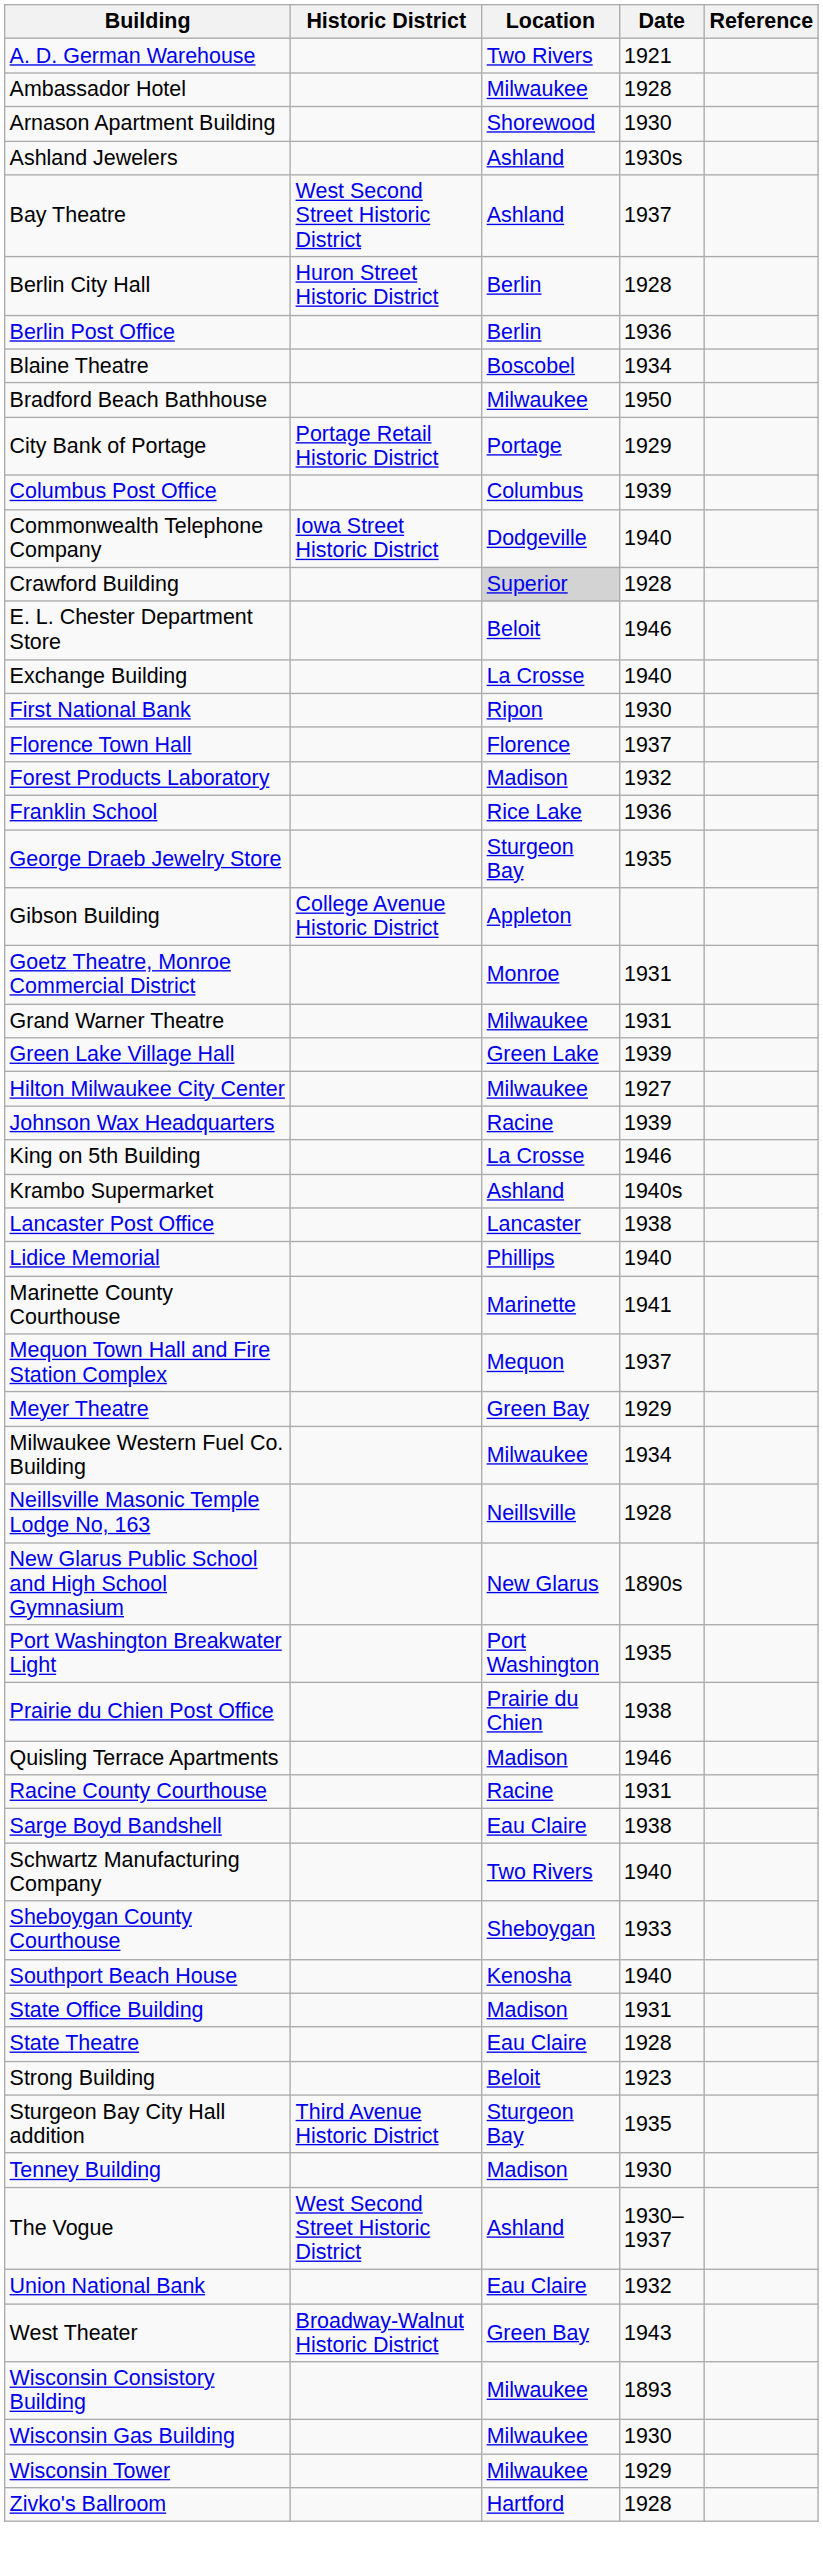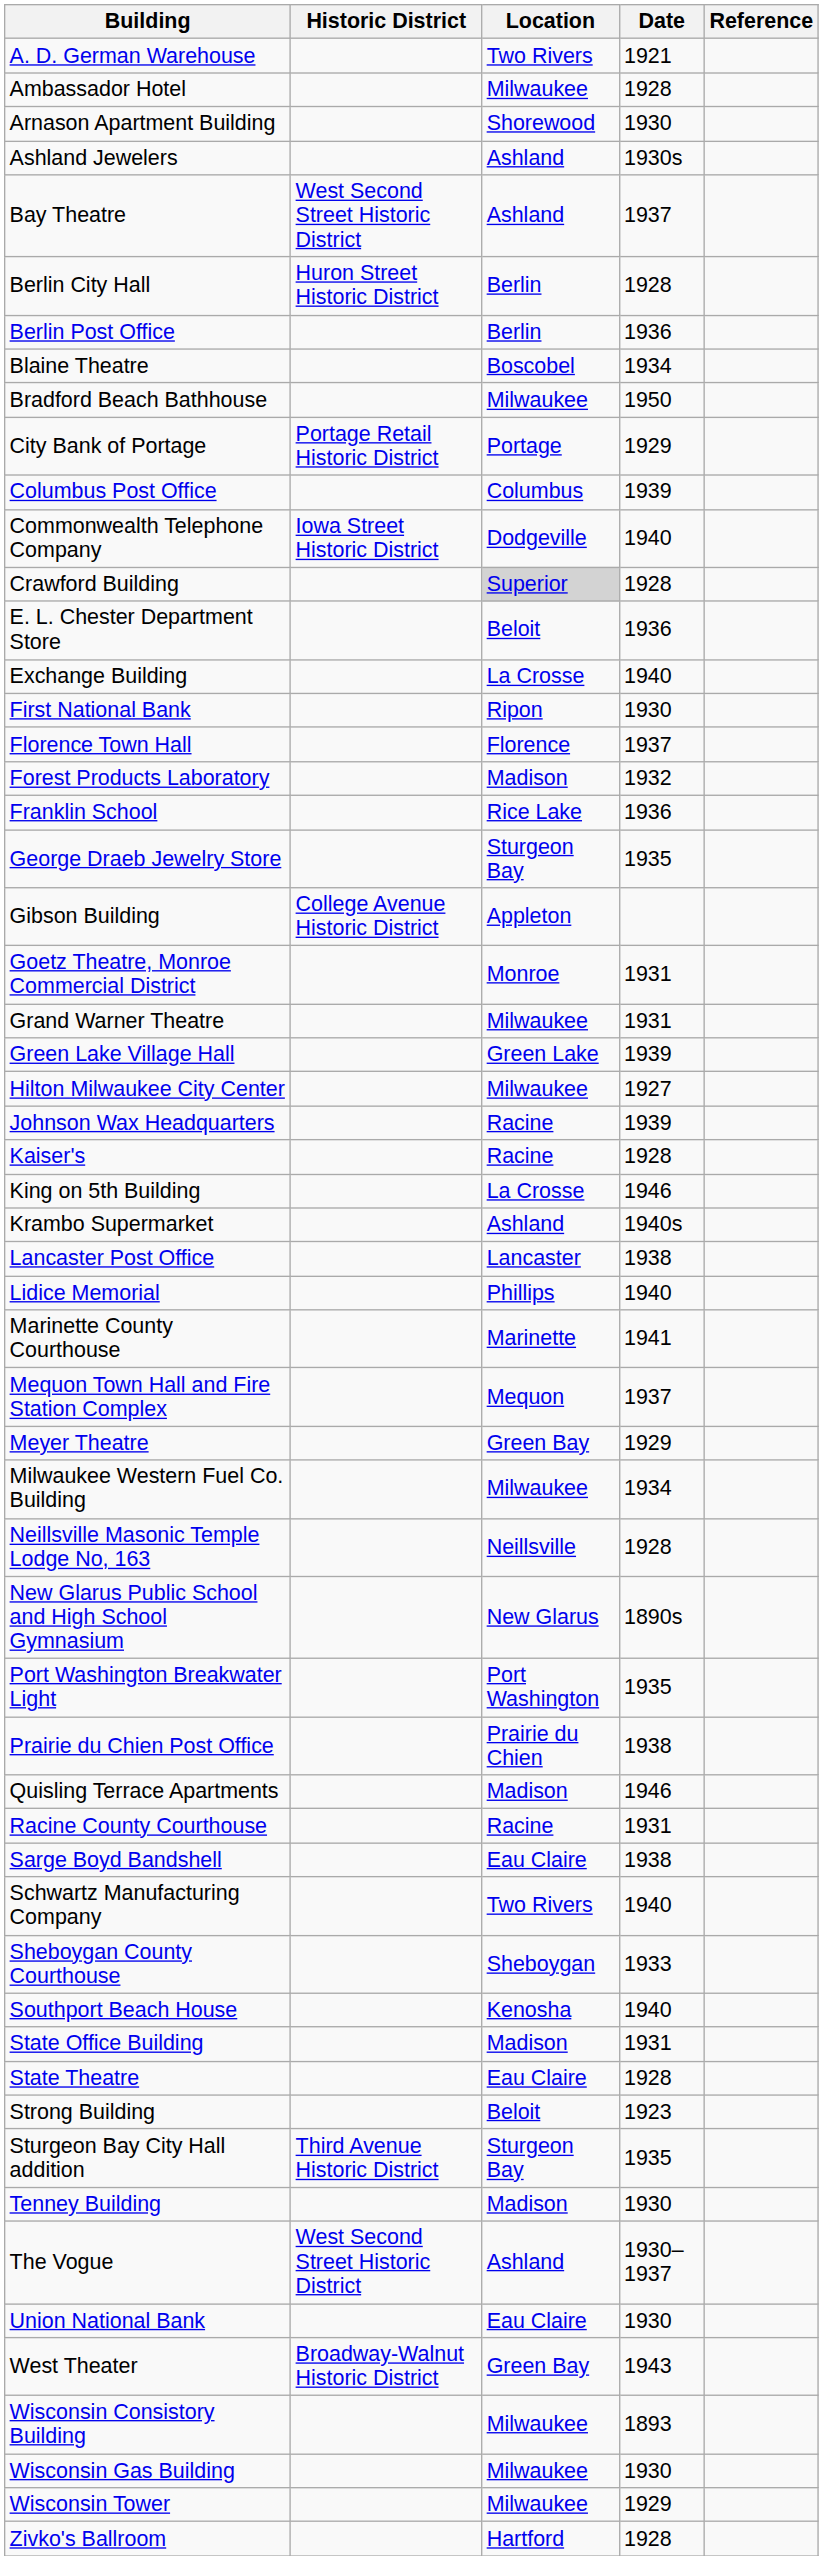(648, 630) 1946 -> (648, 630) 1936
+ row: (47, 1156)
(648, 2286) 1932 -> (648, 2320) 1930
